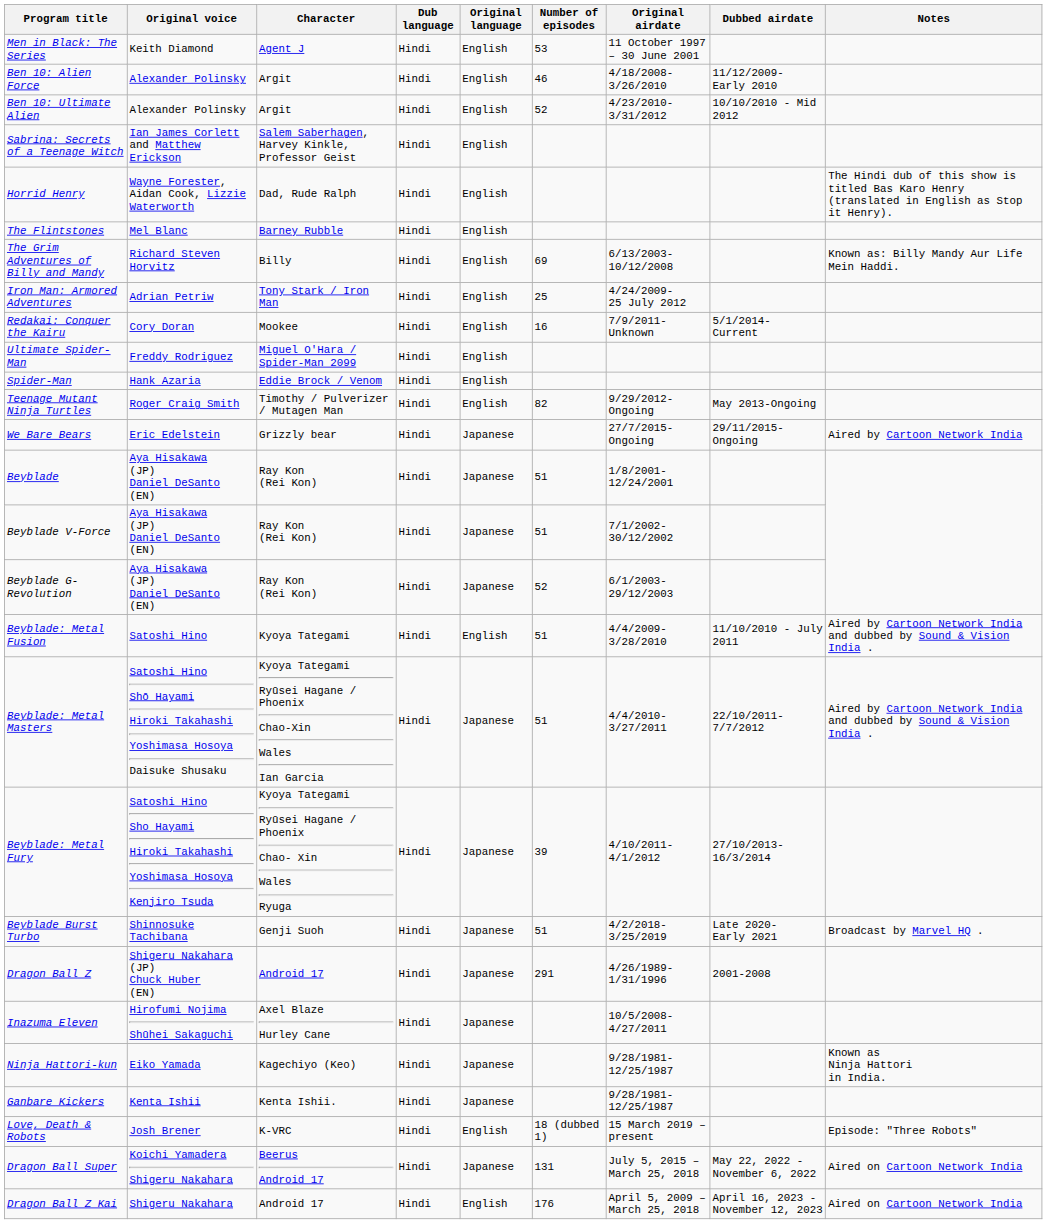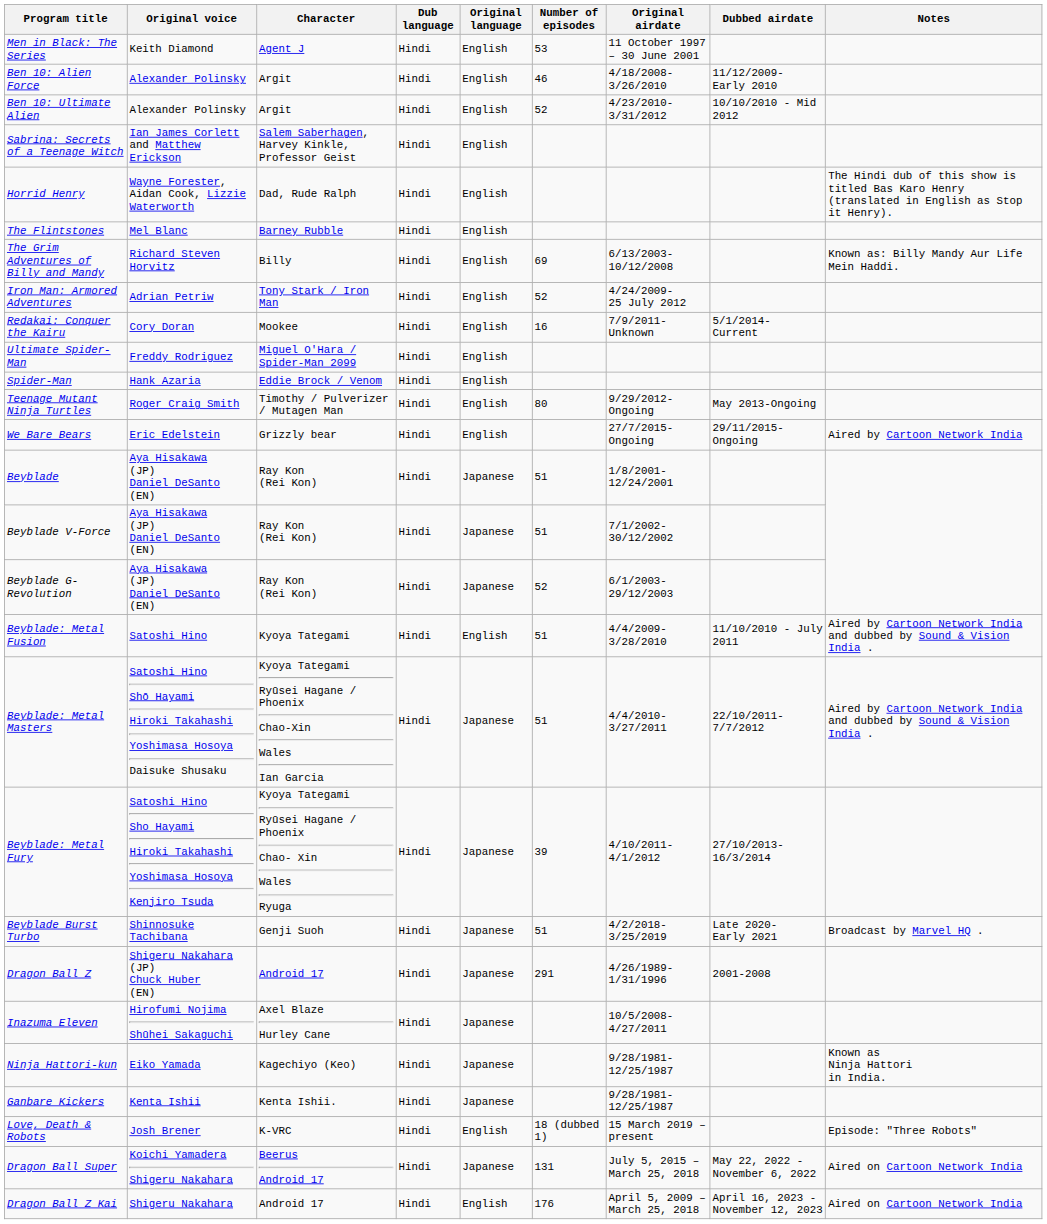(541, 297) 25 -> (541, 297) 52
(541, 405) 82 -> (541, 405) 80
(488, 435) Japanese -> (485, 435) English
